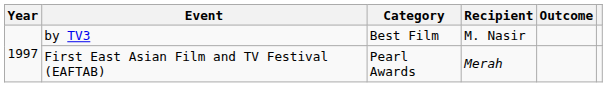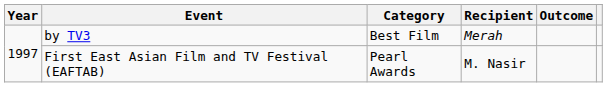(495, 36) M. Nasir -> (484, 36) Merah
(484, 64) Merah -> (495, 64) M. Nasir
